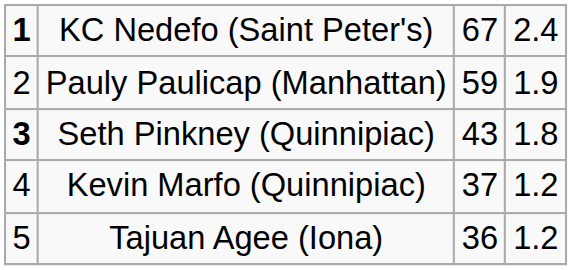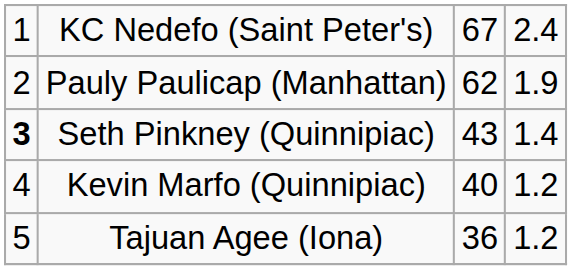(22, 30) bold -> (22, 30) normal
(480, 82) 59 -> (480, 82) 62
(536, 133) 1.8 -> (536, 133) 1.4
(480, 185) 37 -> (480, 185) 40
